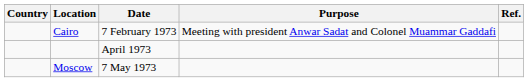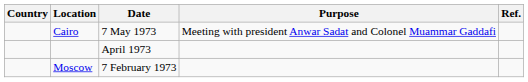(139, 31) 7 February 1973 -> (129, 31) 7 May 1973
(129, 67) 7 May 1973 -> (139, 67) 7 February 1973
